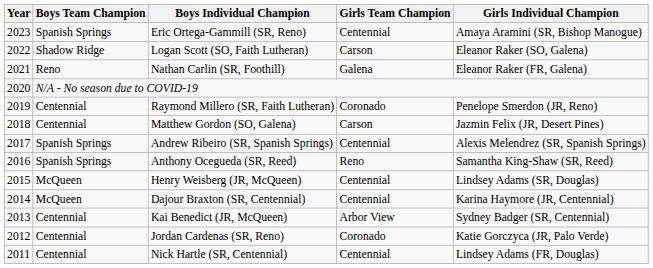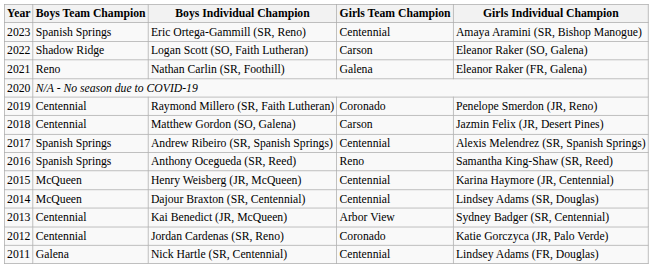(527, 180) Lindsey Adams (SR, Douglas) -> (535, 180) Karina Haymore (JR, Centennial)
(535, 198) Karina Haymore (JR, Centennial) -> (527, 198) Lindsey Adams (SR, Douglas)
(61, 254) Centennial -> (52, 254) Galena
